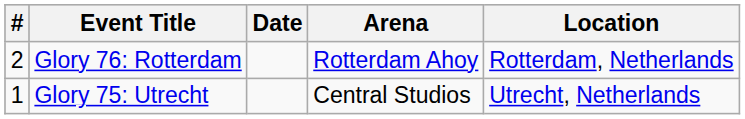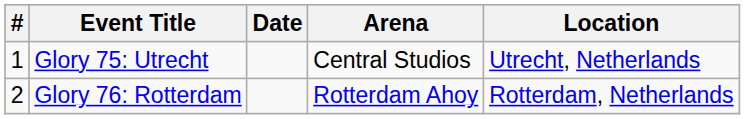rows swapped: (121, 96) <-> (138, 60)
